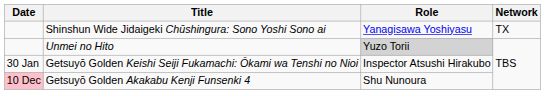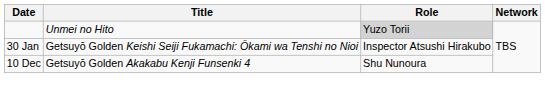- row: (186, 30)
(24, 81) pink background -> (24, 64) no background
